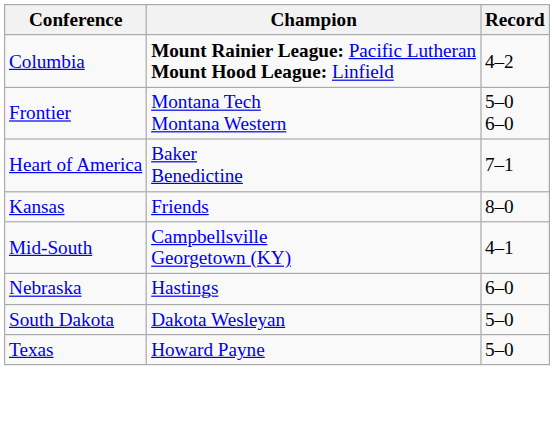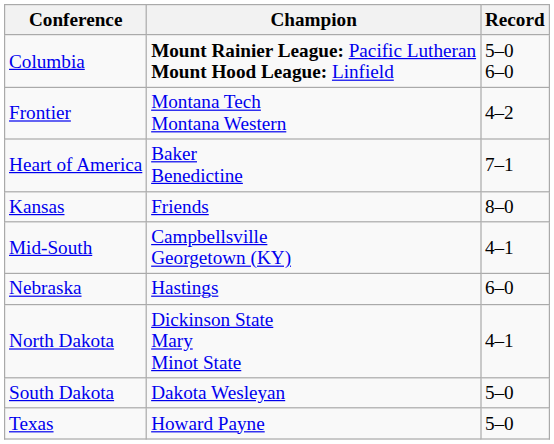(499, 60) 4–2 -> (499, 60) 5–0 6–0
(499, 113) 5–0 6–0 -> (499, 113) 4–2
+ row: (62, 340)
